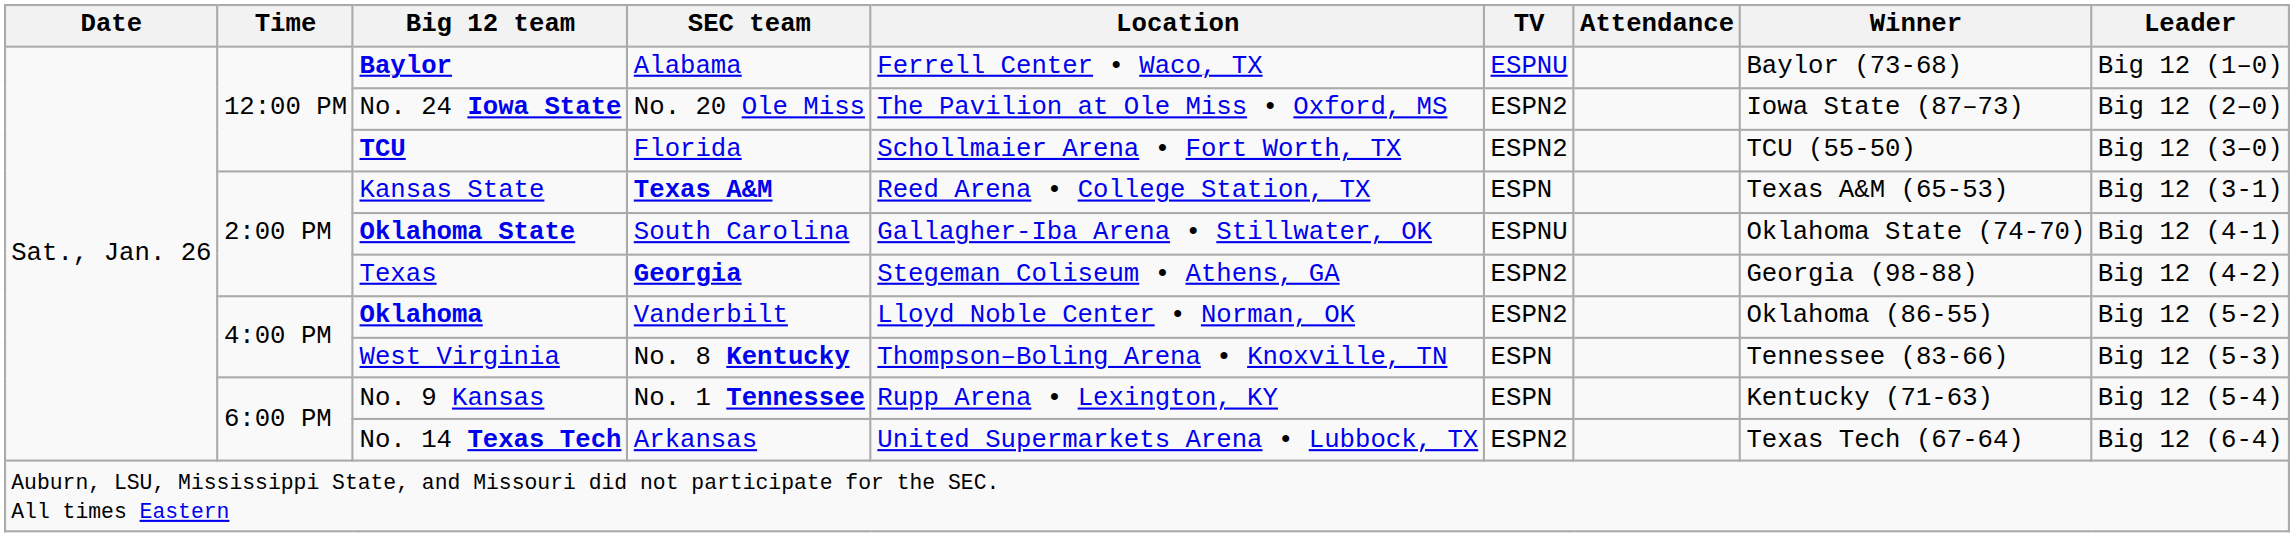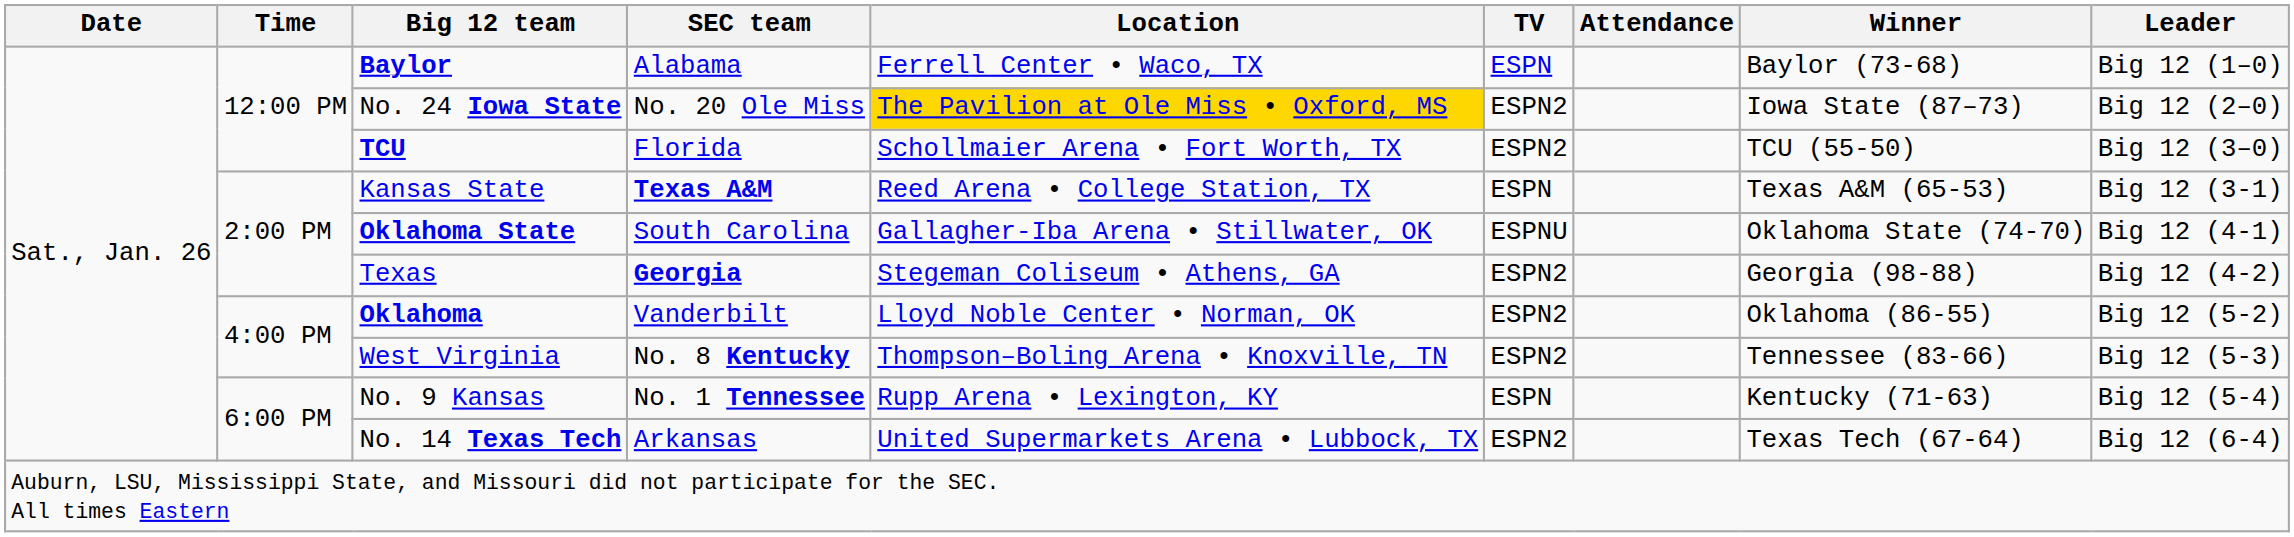(1529, 68) ESPNU -> (1521, 68) ESPN
(1162, 109) no background -> (1162, 109) gold background
(1521, 358) ESPN -> (1529, 358) ESPN2
